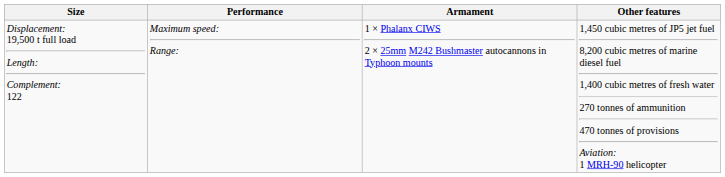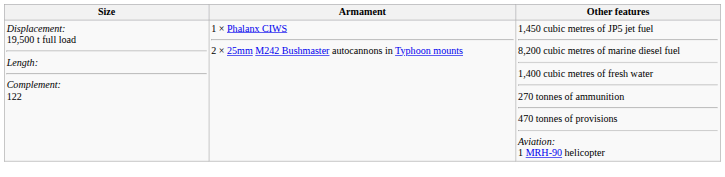- column: (255, 12)
